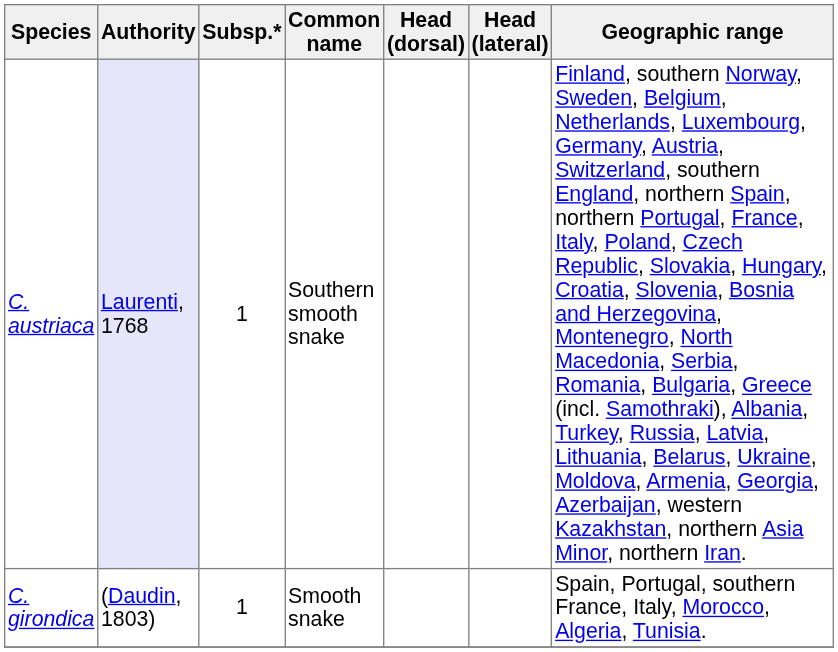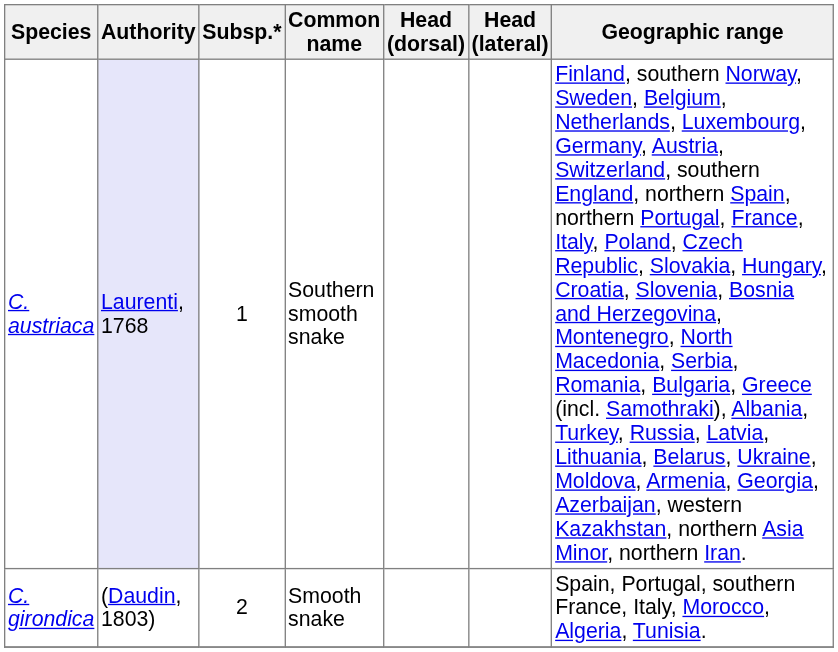(242, 607) 1 -> (242, 607) 2
